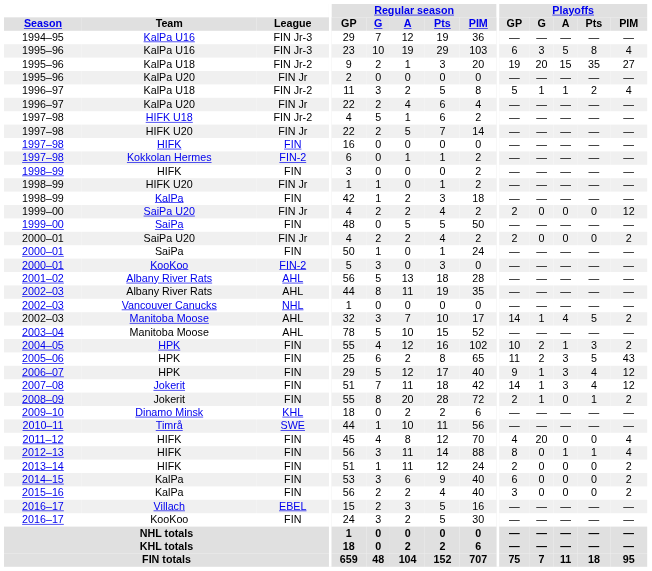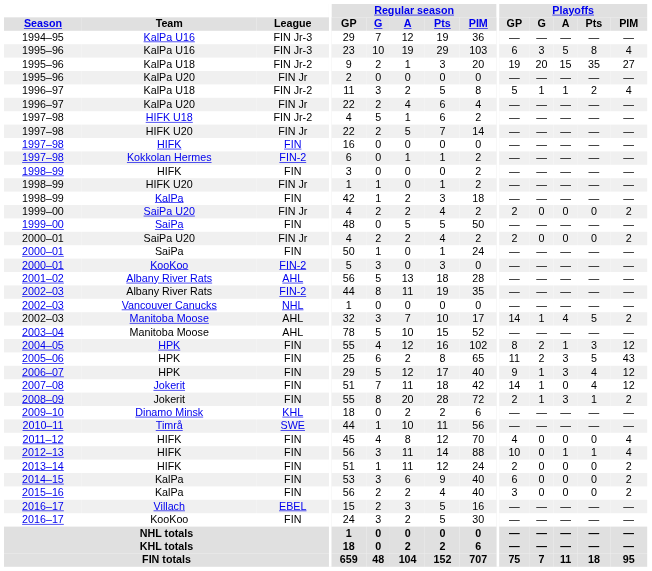(629, 211) 12 -> (629, 211) 2
(293, 292) AHL -> (293, 292) FIN-2
(514, 345) 10 -> (514, 345) 8
(629, 345) 2 -> (629, 345) 12
(566, 386) 3 -> (566, 386) 0
(566, 399) 0 -> (566, 399) 3
(542, 439) 20 -> (542, 439) 0
(514, 453) 8 -> (514, 453) 10
